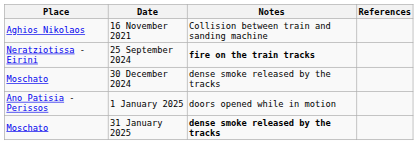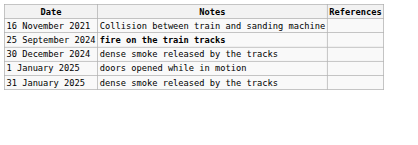- column: (56, 11)
(260, 128) bold -> (189, 82) normal
